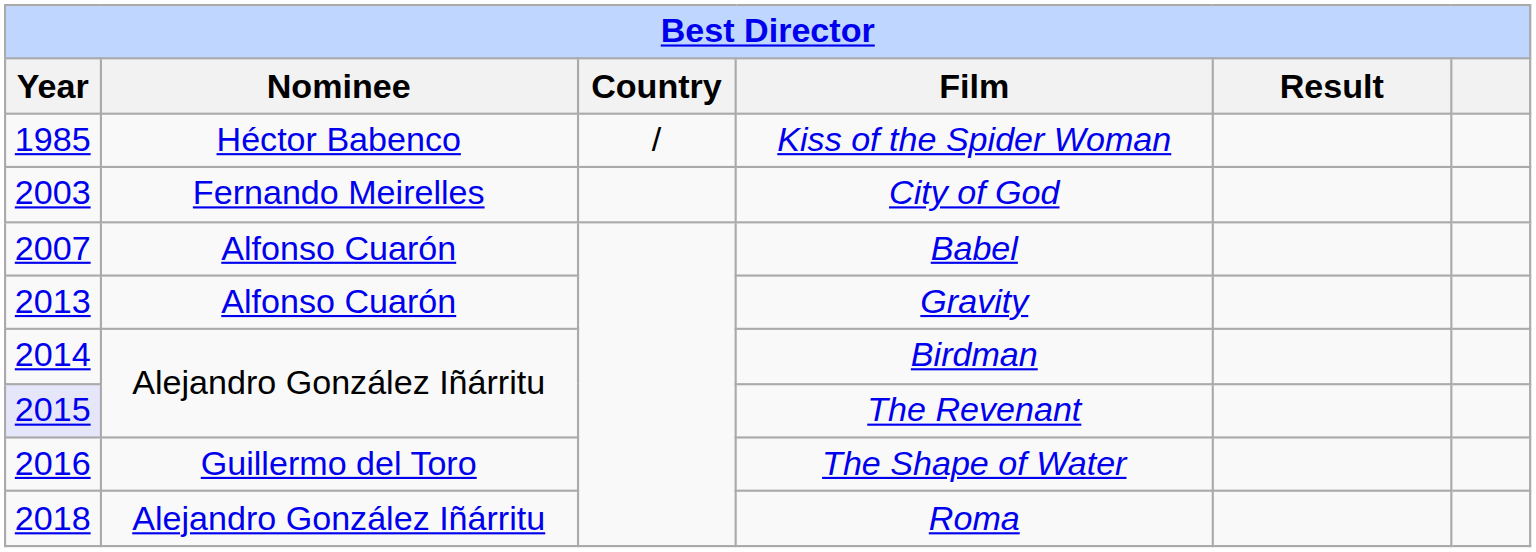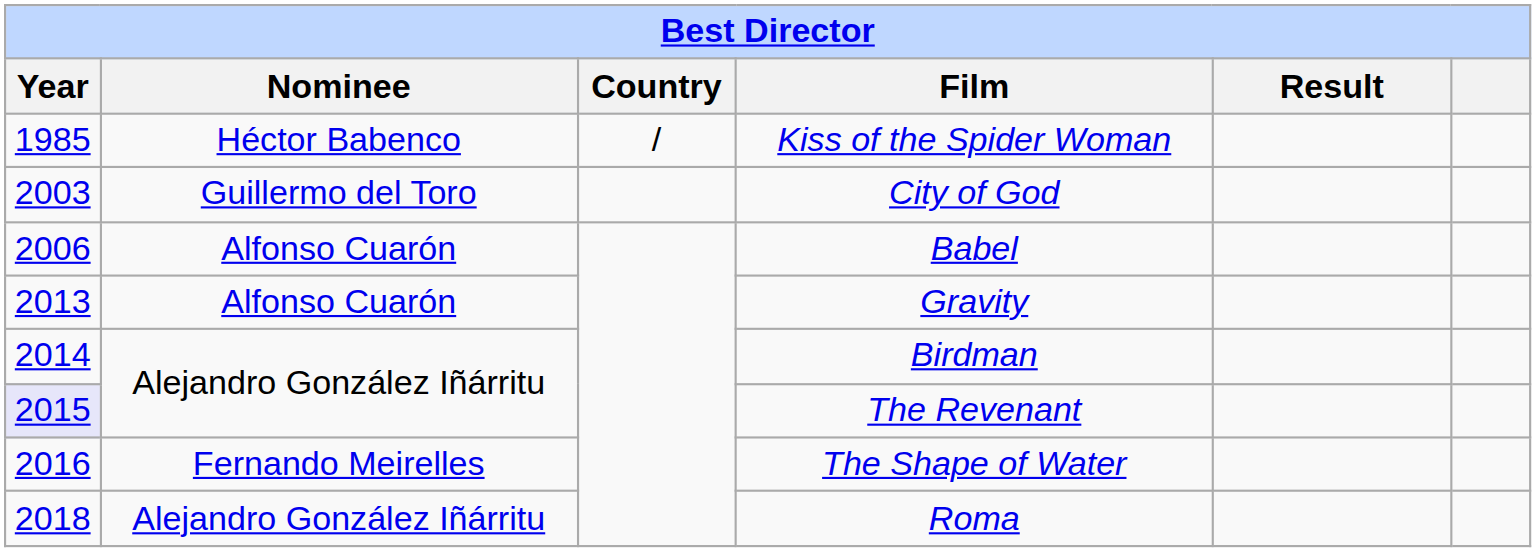(339, 193) Fernando Meirelles -> (339, 193) Guillermo del Toro
(53, 247) 2007 -> (53, 247) 2006
(339, 463) Guillermo del Toro -> (339, 463) Fernando Meirelles
